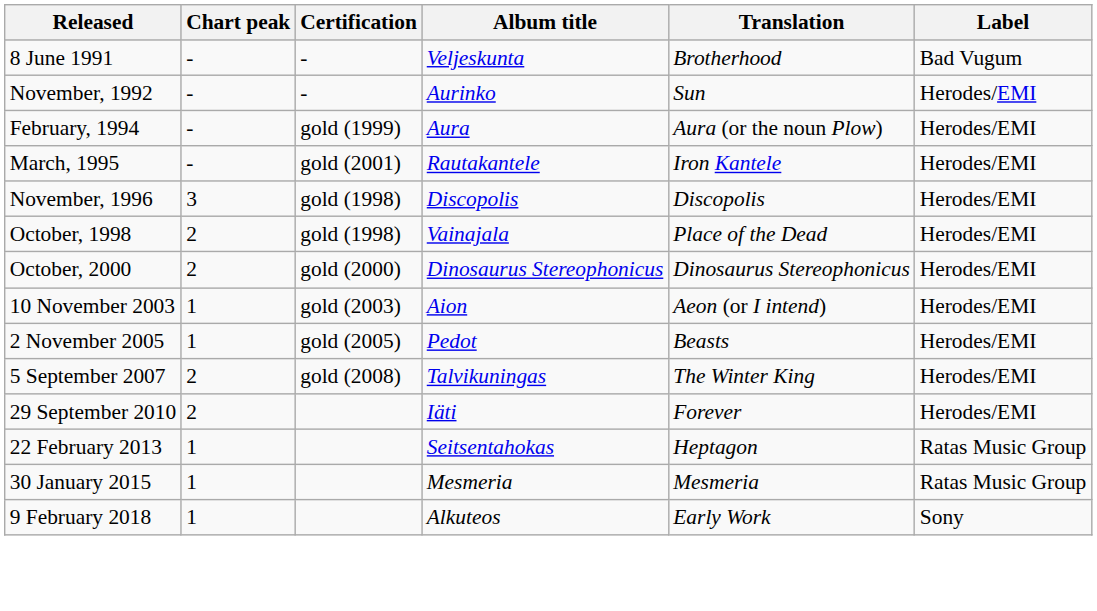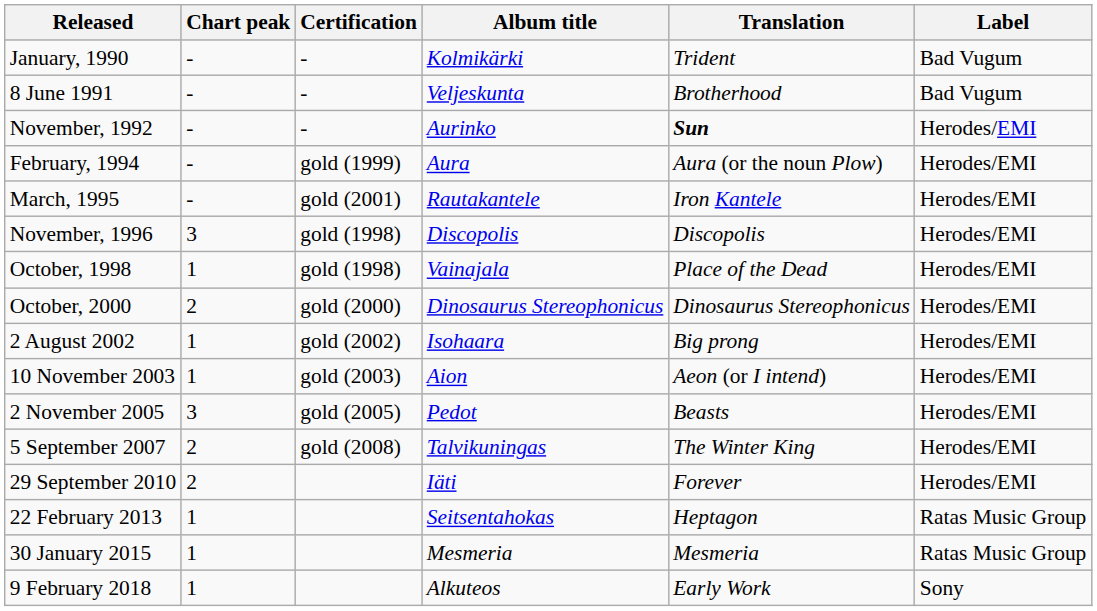+ row: (69, 57)
(689, 93) normal -> (691, 128) bold
(192, 234) 2 -> (192, 269) 1
+ row: (72, 340)
(192, 340) 1 -> (192, 411) 3
